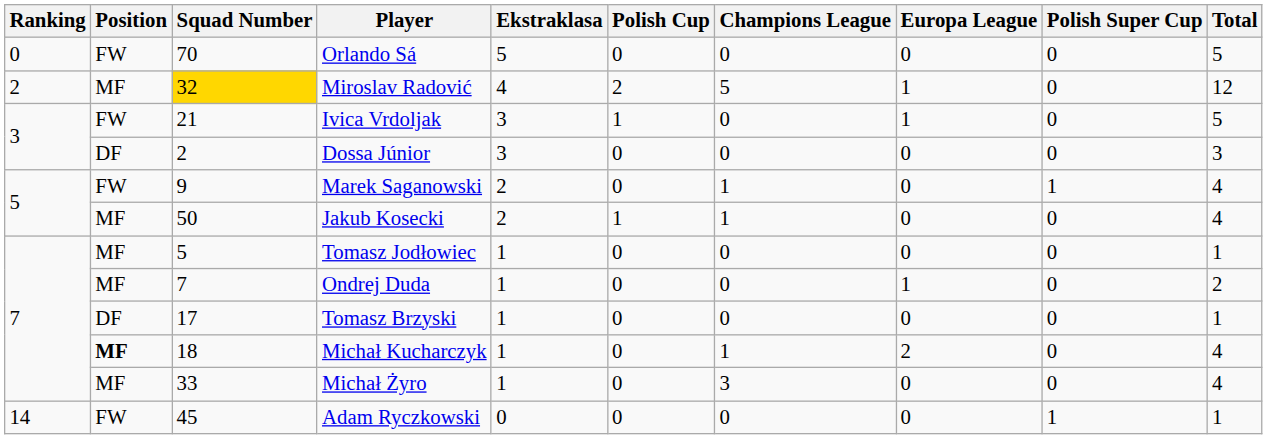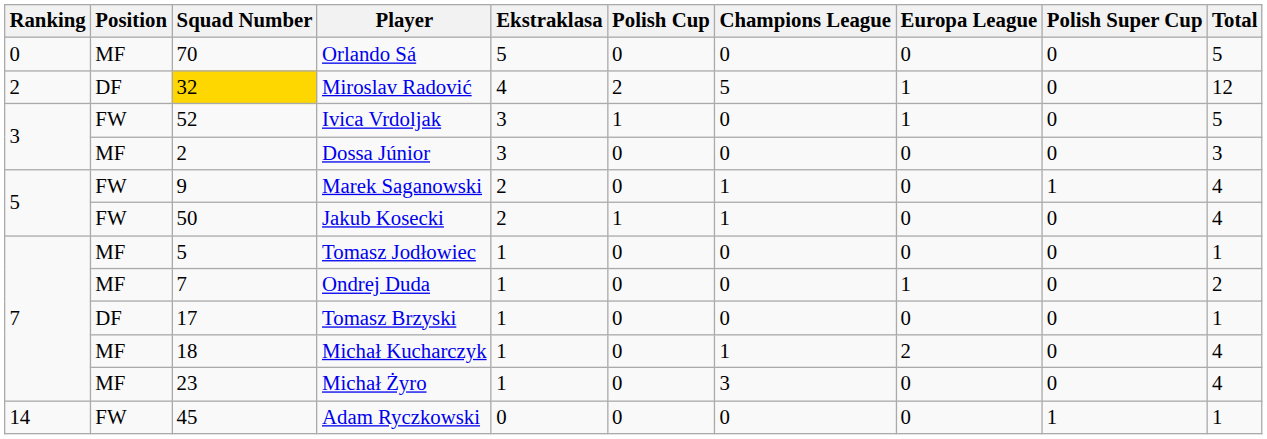(111, 53) FW -> (110, 53) MF
(110, 86) MF -> (109, 86) DF
(187, 119) 21 -> (187, 119) 52
(109, 152) DF -> (110, 152) MF
(110, 218) MF -> (111, 218) FW
(112, 350) bold -> (110, 350) normal
(187, 383) 33 -> (187, 383) 23
